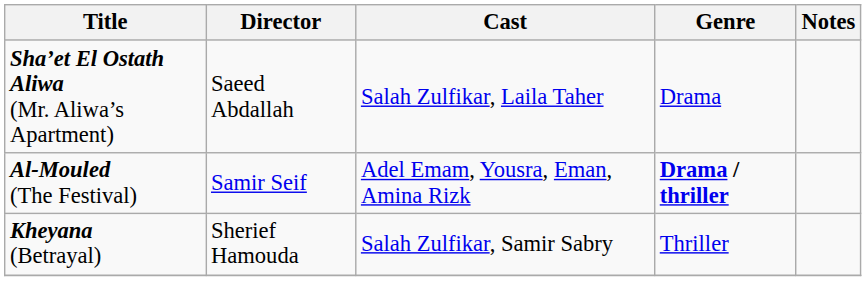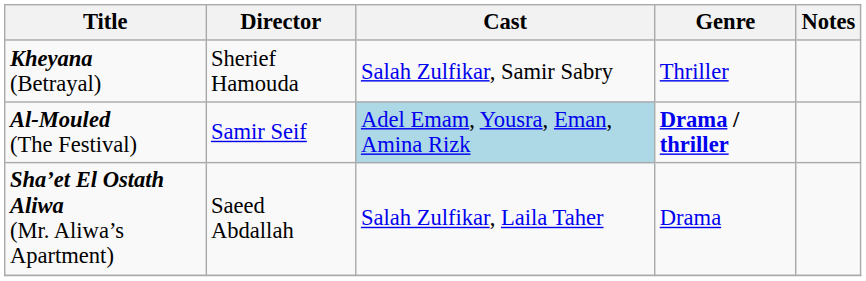rows swapped: (87, 96) <-> (56, 243)
(487, 182) no background -> (487, 132) lightblue background
